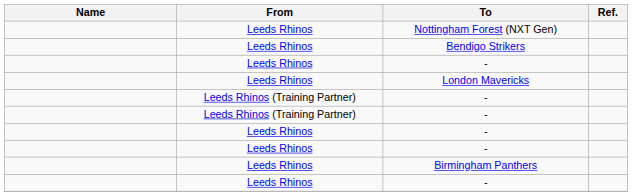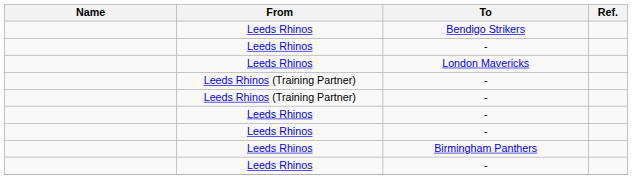- row: (280, 30)
